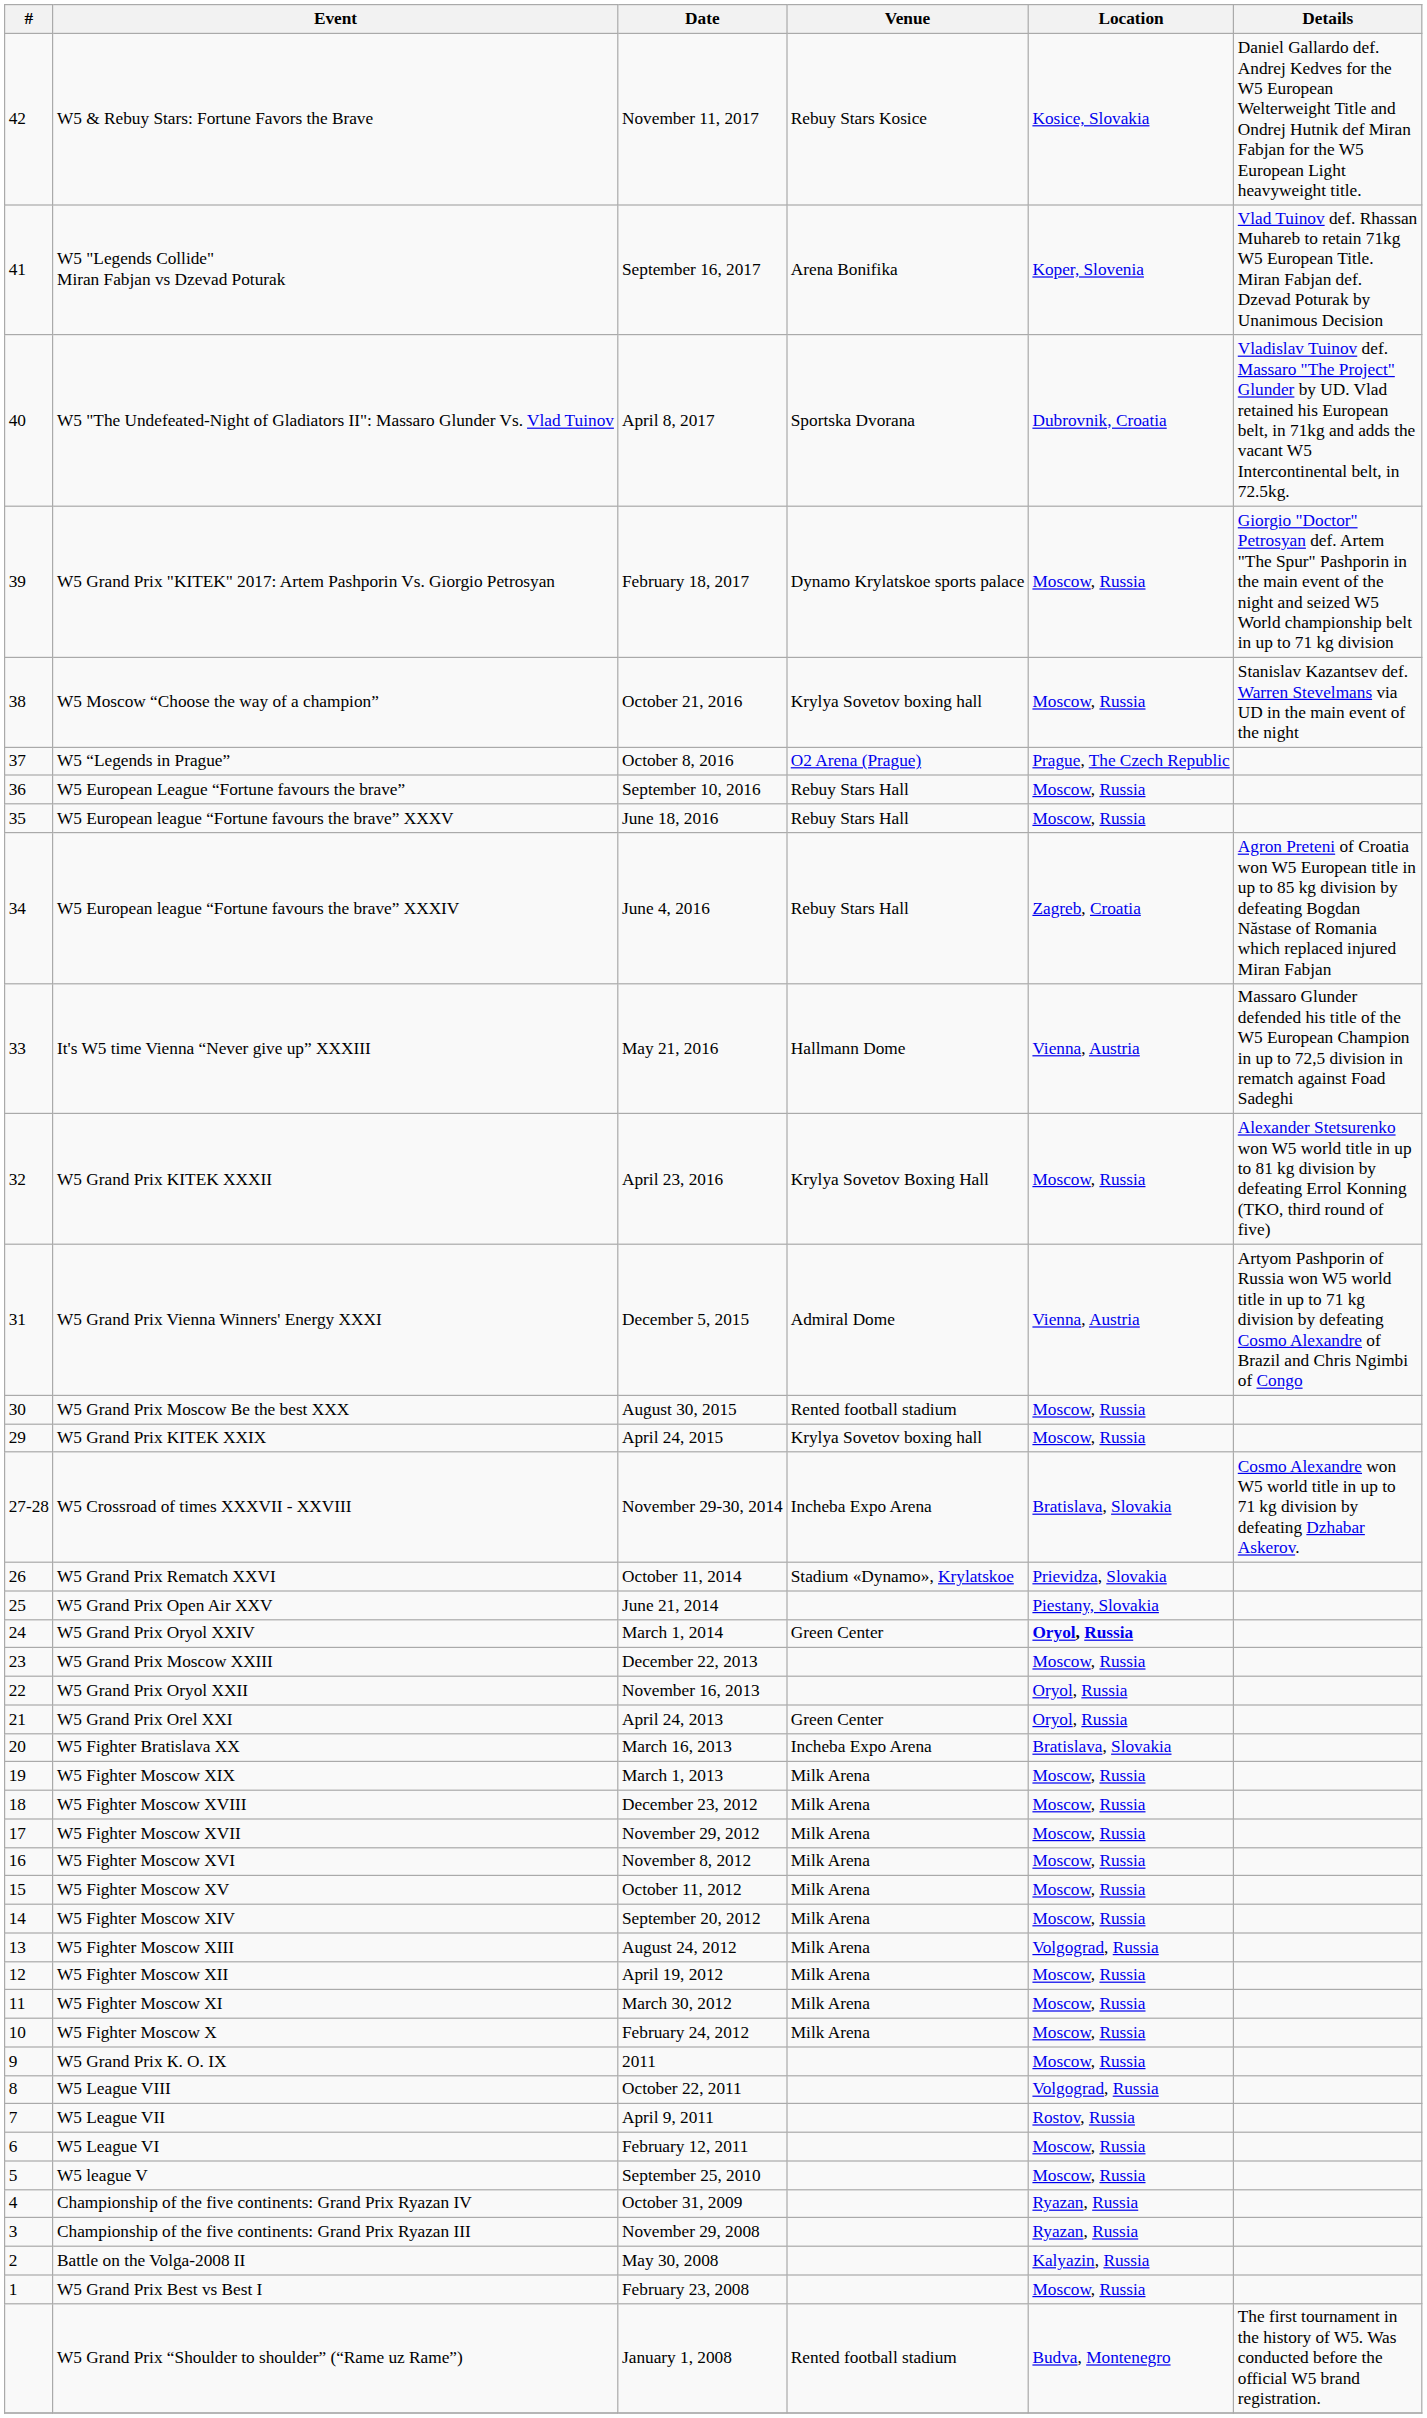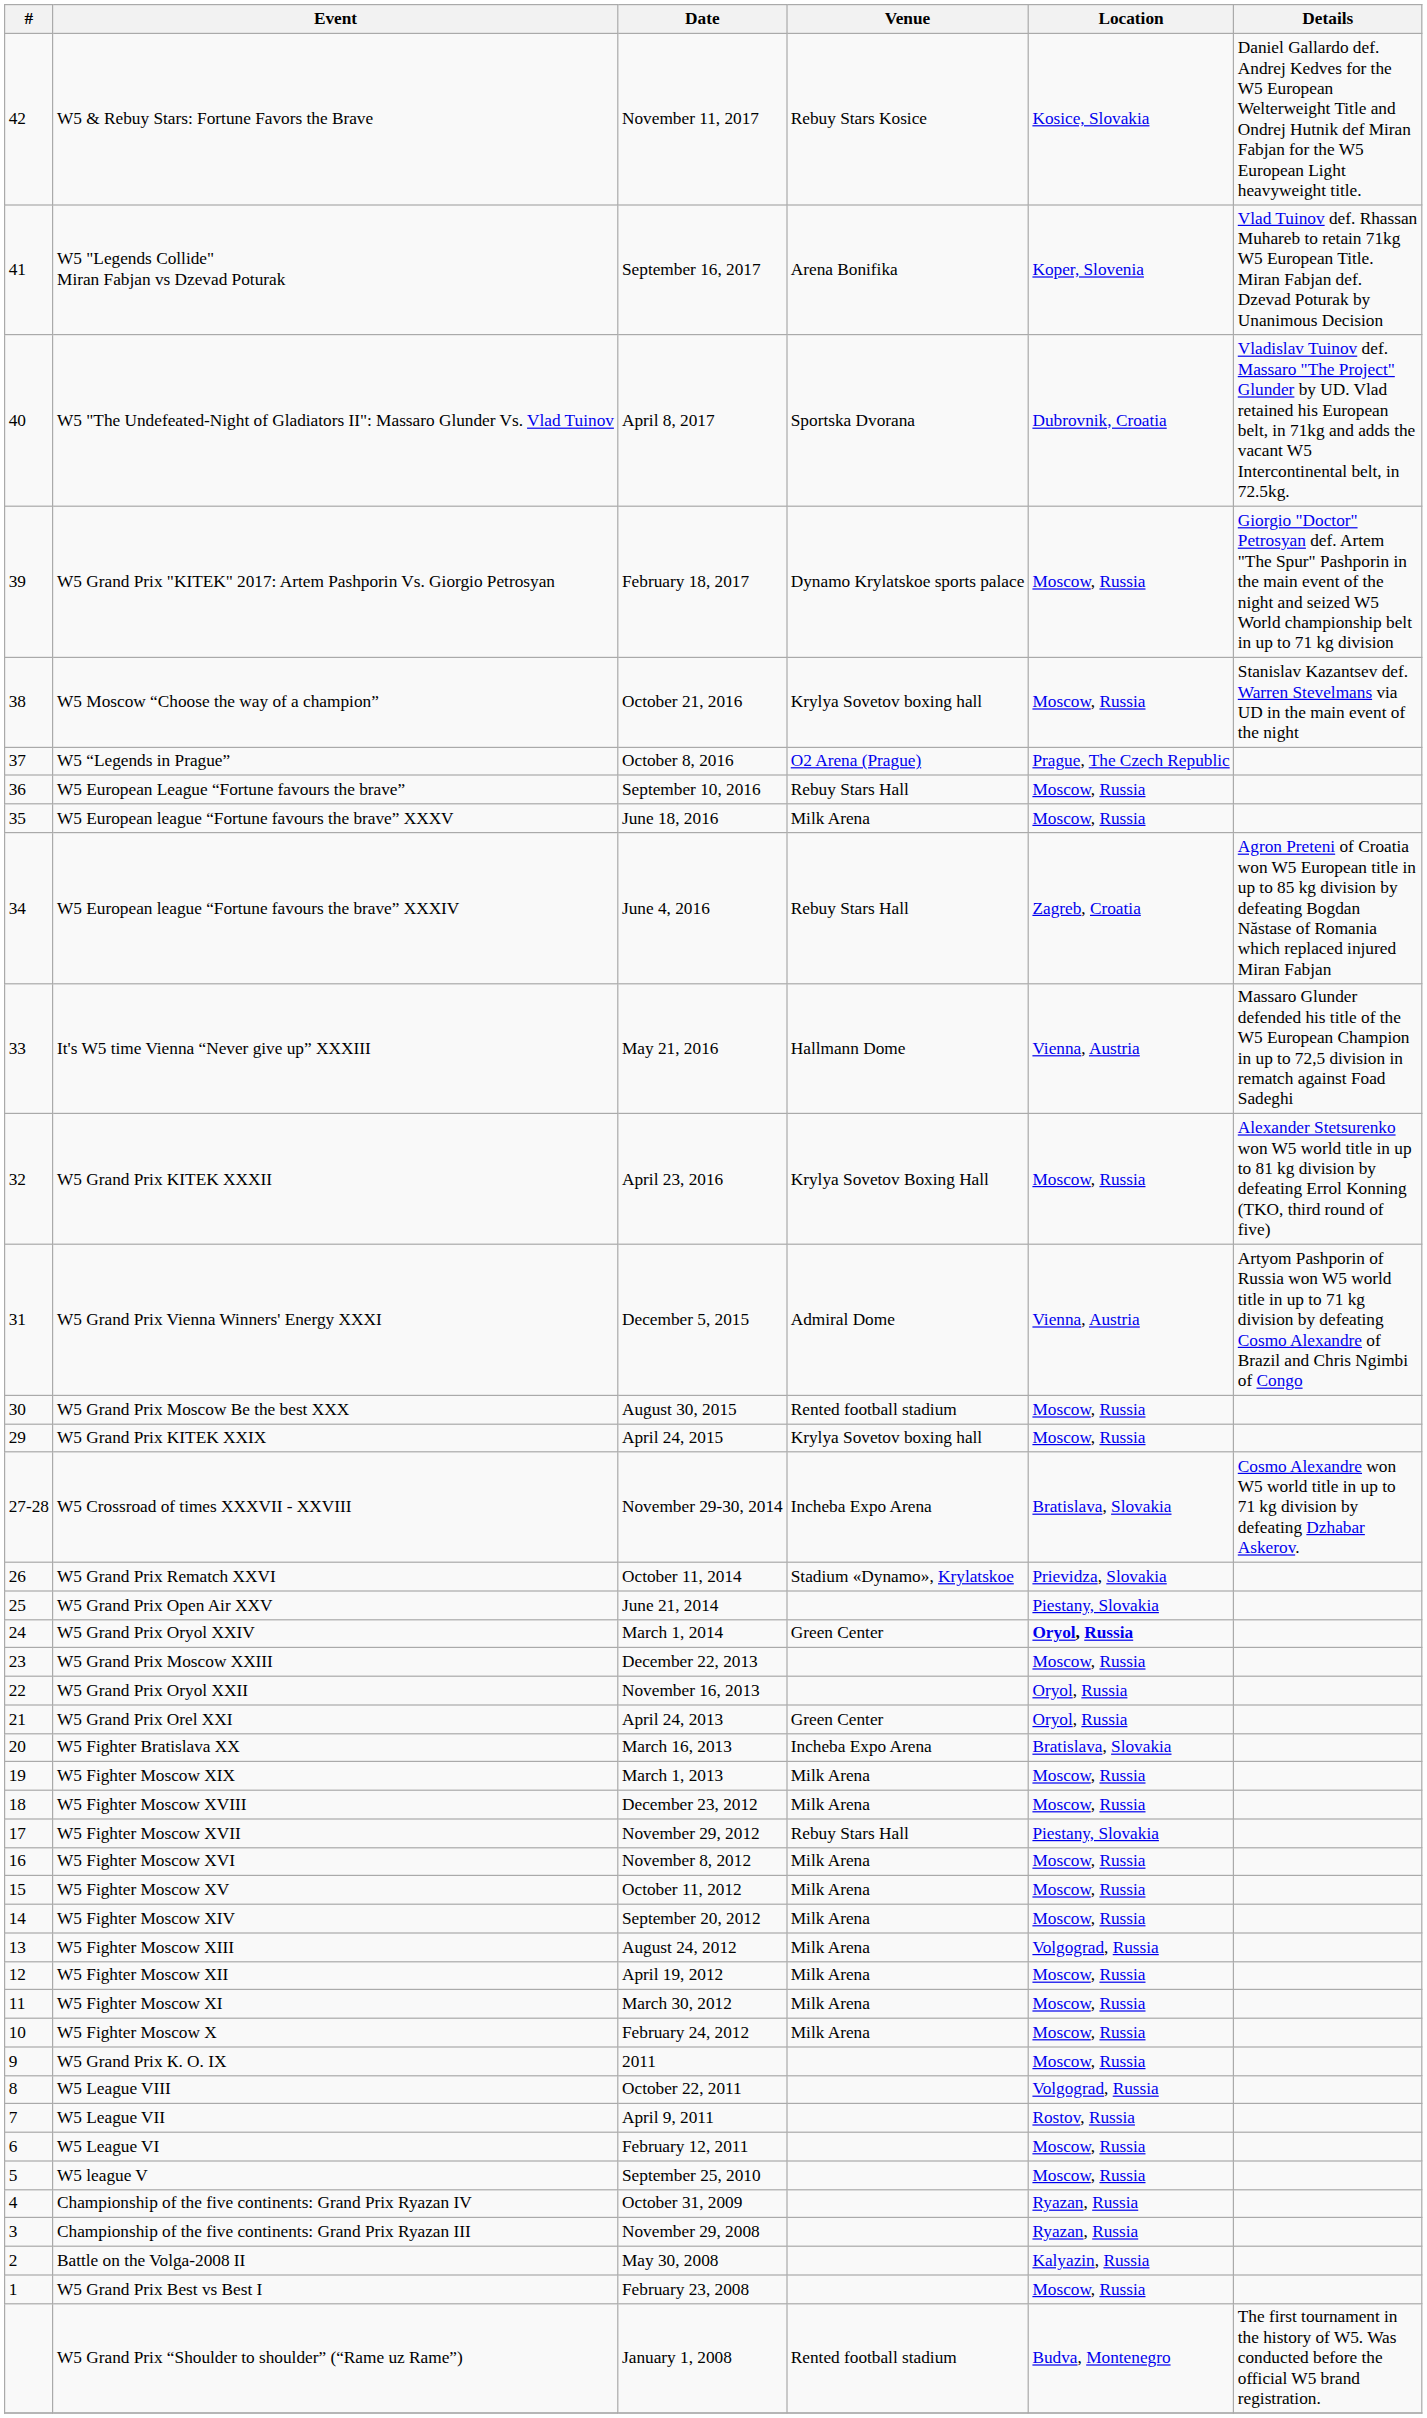(850, 818) Rebuy Stars Hall -> (830, 818) Milk Arena
(830, 1833) Milk Arena -> (850, 1833) Rebuy Stars Hall
(1089, 1833) Moscow, Russia -> (1096, 1833) Piestany, Slovakia
